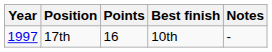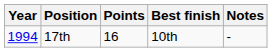(23, 37) 1997 -> (23, 37) 1994
